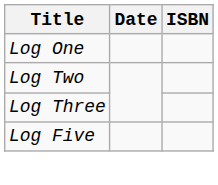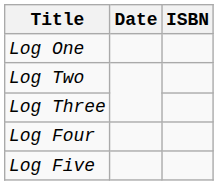+ row: (52, 136)
